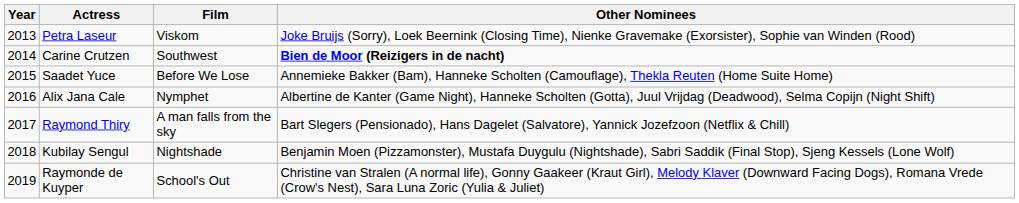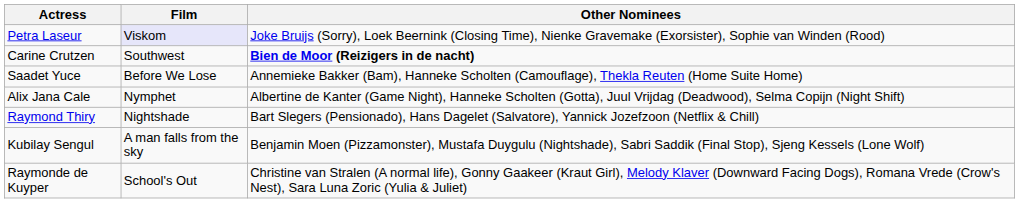- column: (22, 14)
(178, 35) no background -> (145, 35) lavender background
(214, 124) A man falls from the sky -> (157, 117) Nightshade
(189, 152) Nightshade -> (181, 145) A man falls from the sky
